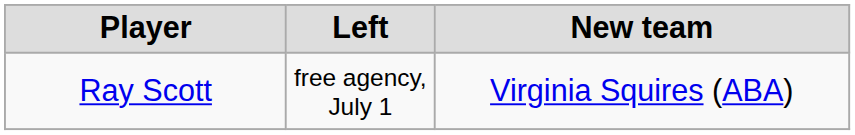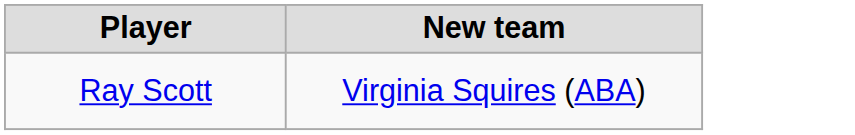- column: (360, 28)
